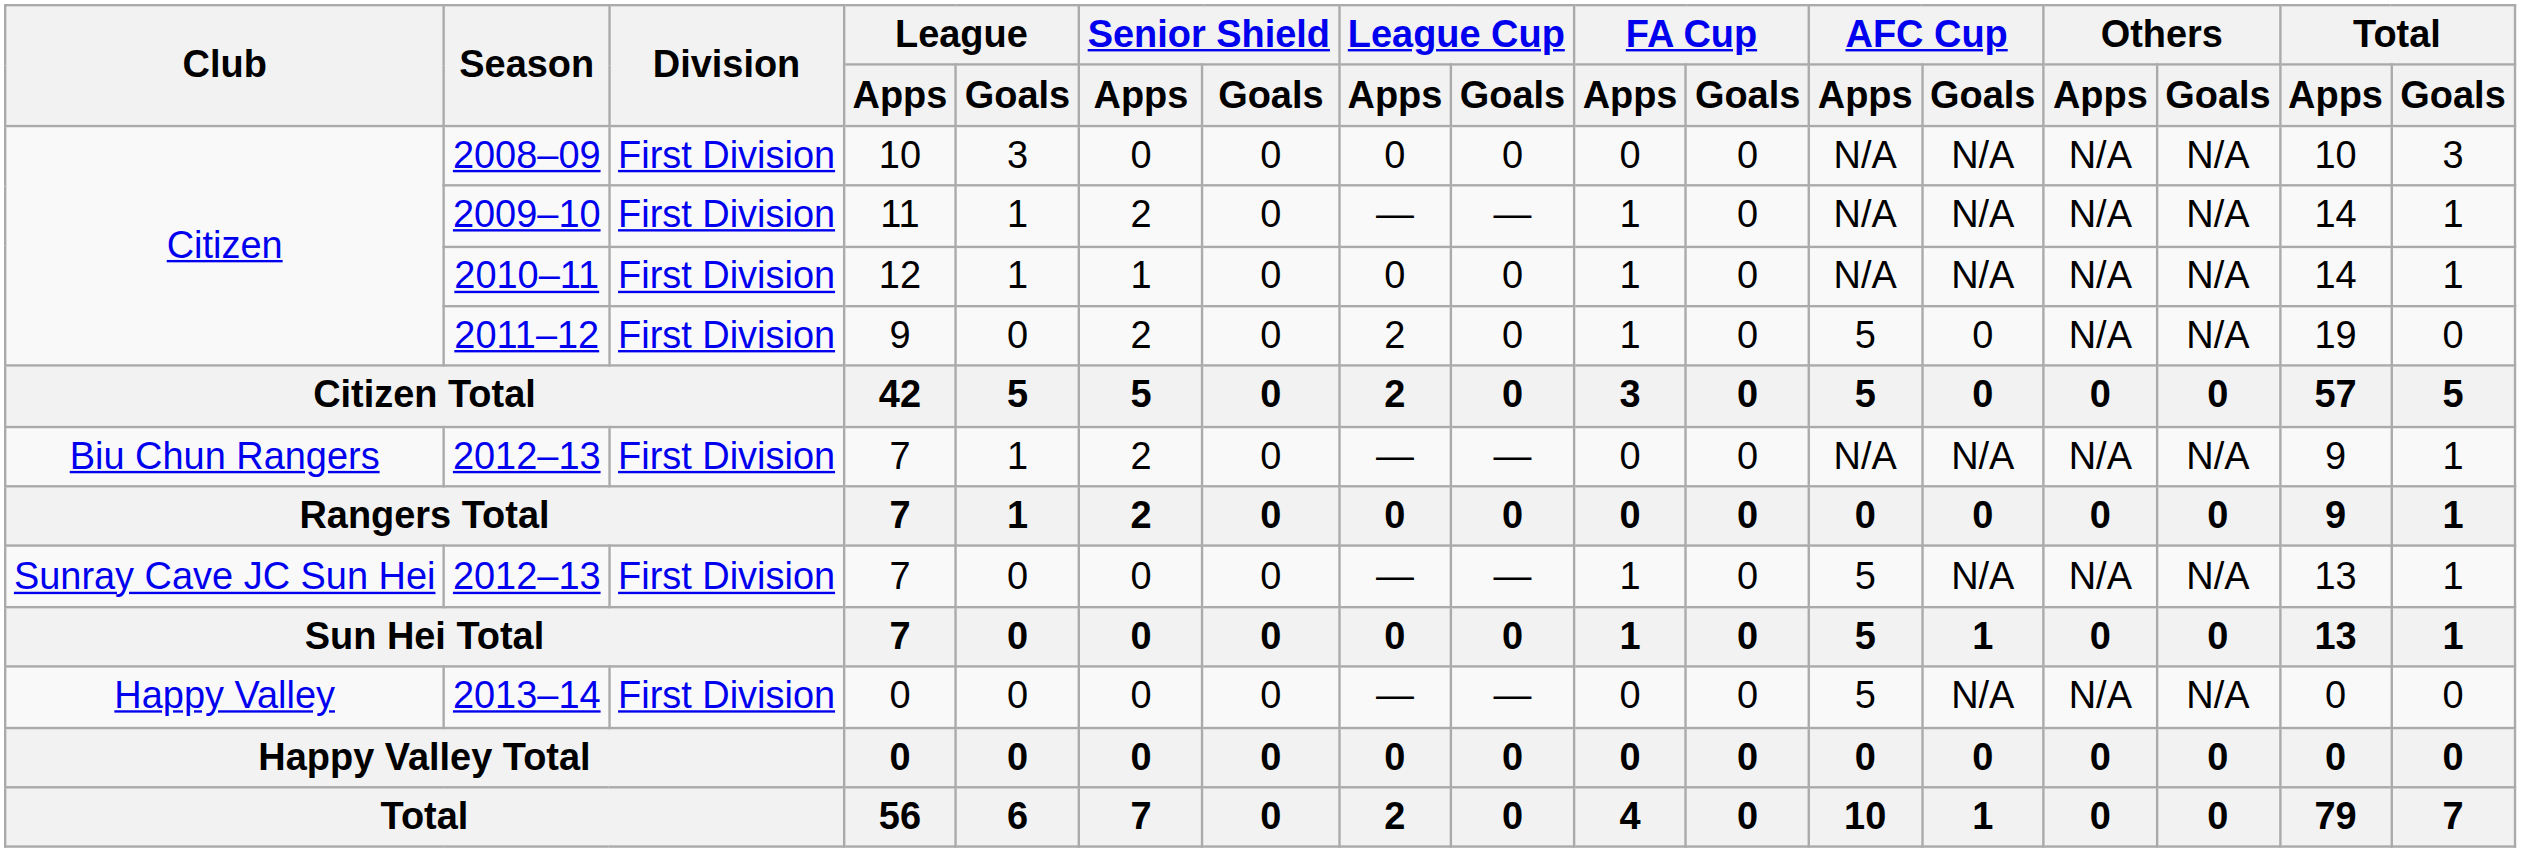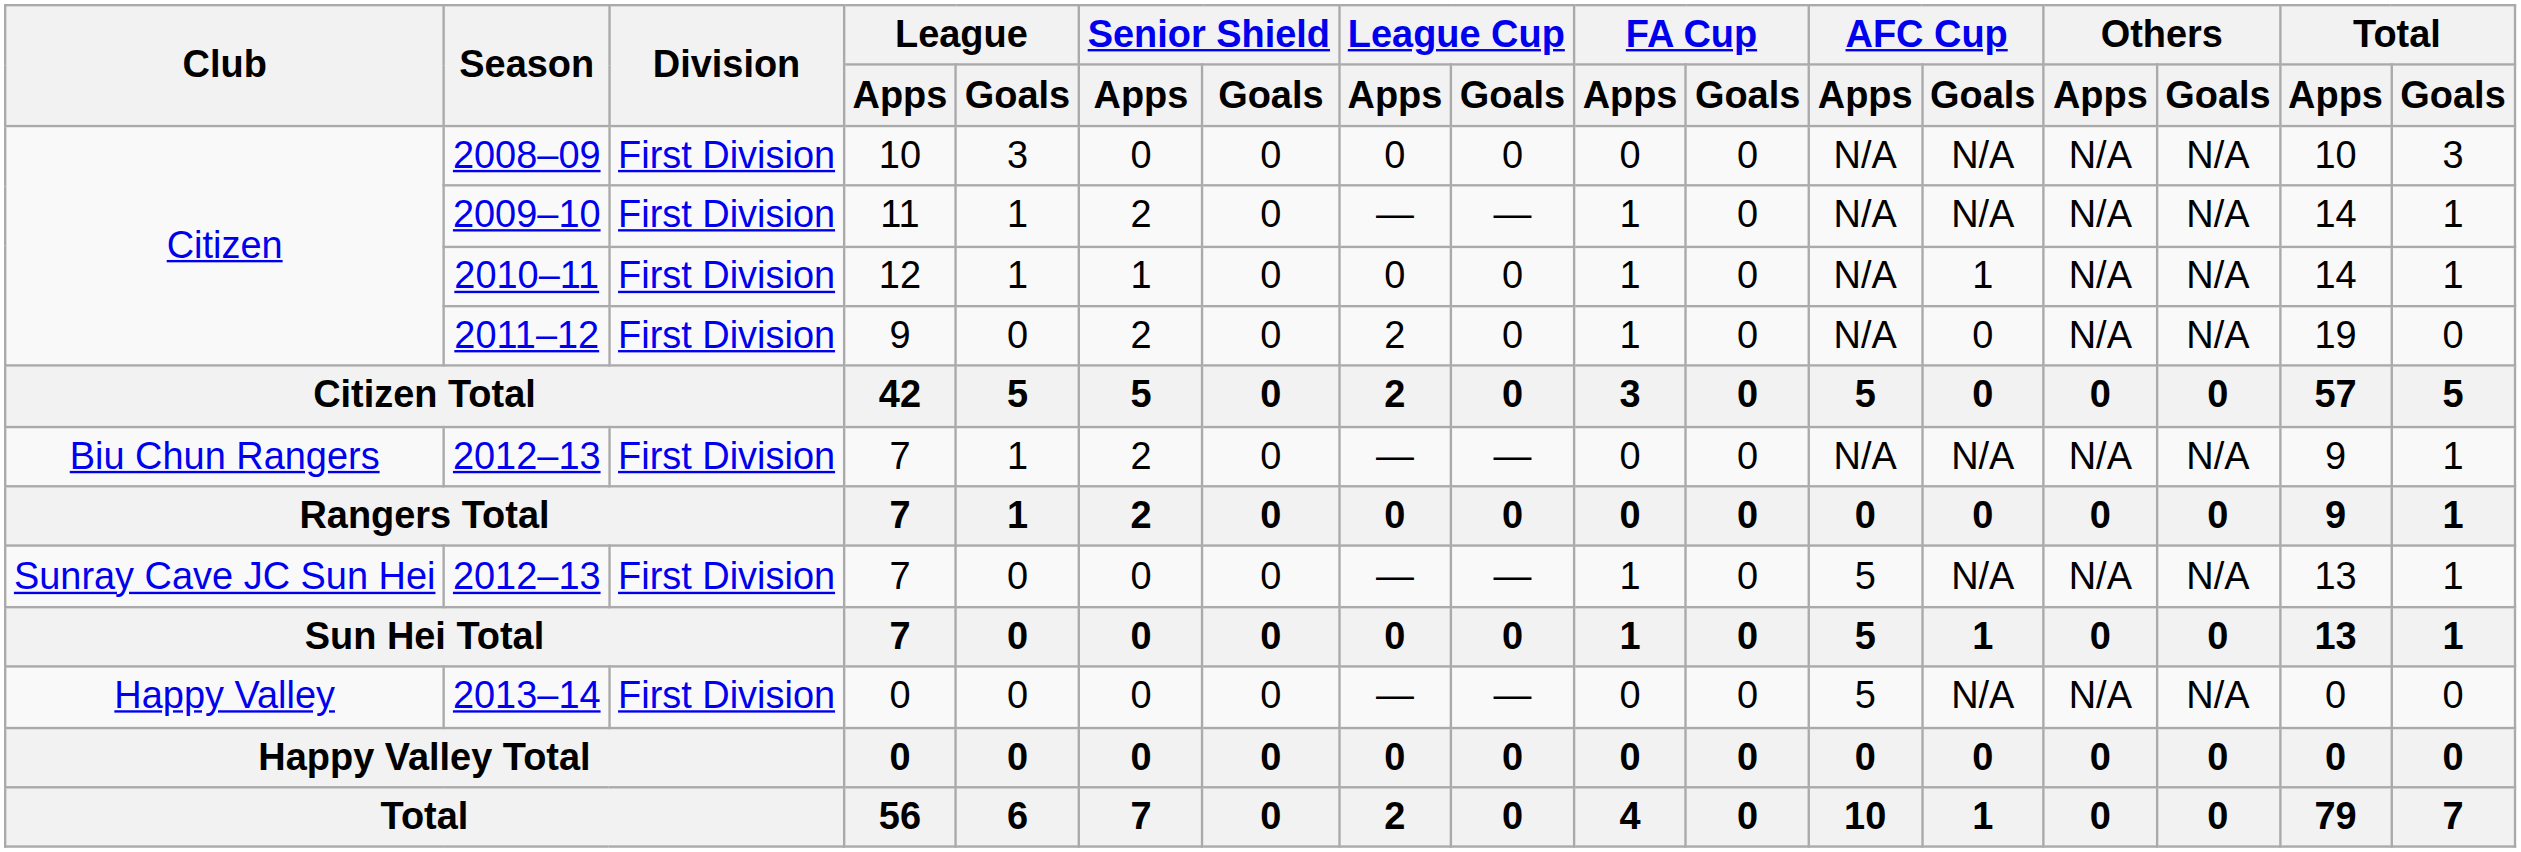(1983, 275) N/A -> (1983, 275) 1
(1865, 335) 5 -> (1865, 335) N/A
